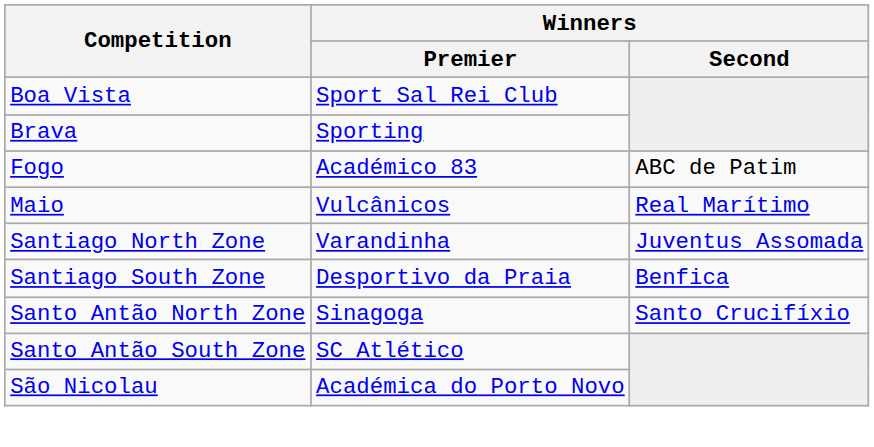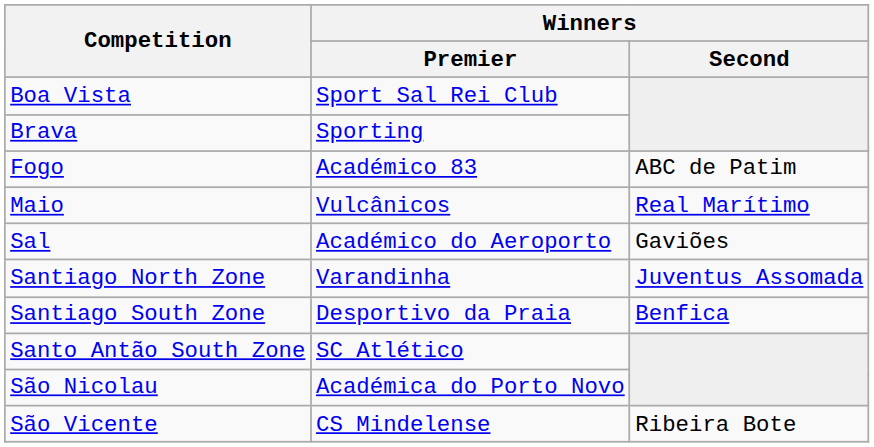+ row: (30, 242)
- row: (158, 315)
+ row: (84, 424)
